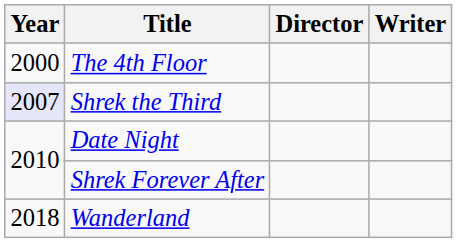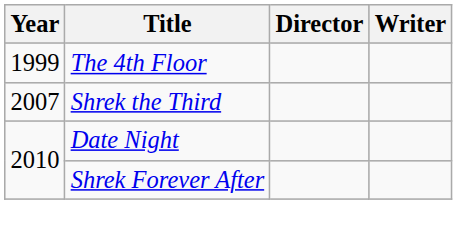(35, 62) 2000 -> (35, 62) 1999
(35, 101) lavender background -> (35, 101) no background
- row: (130, 218)
